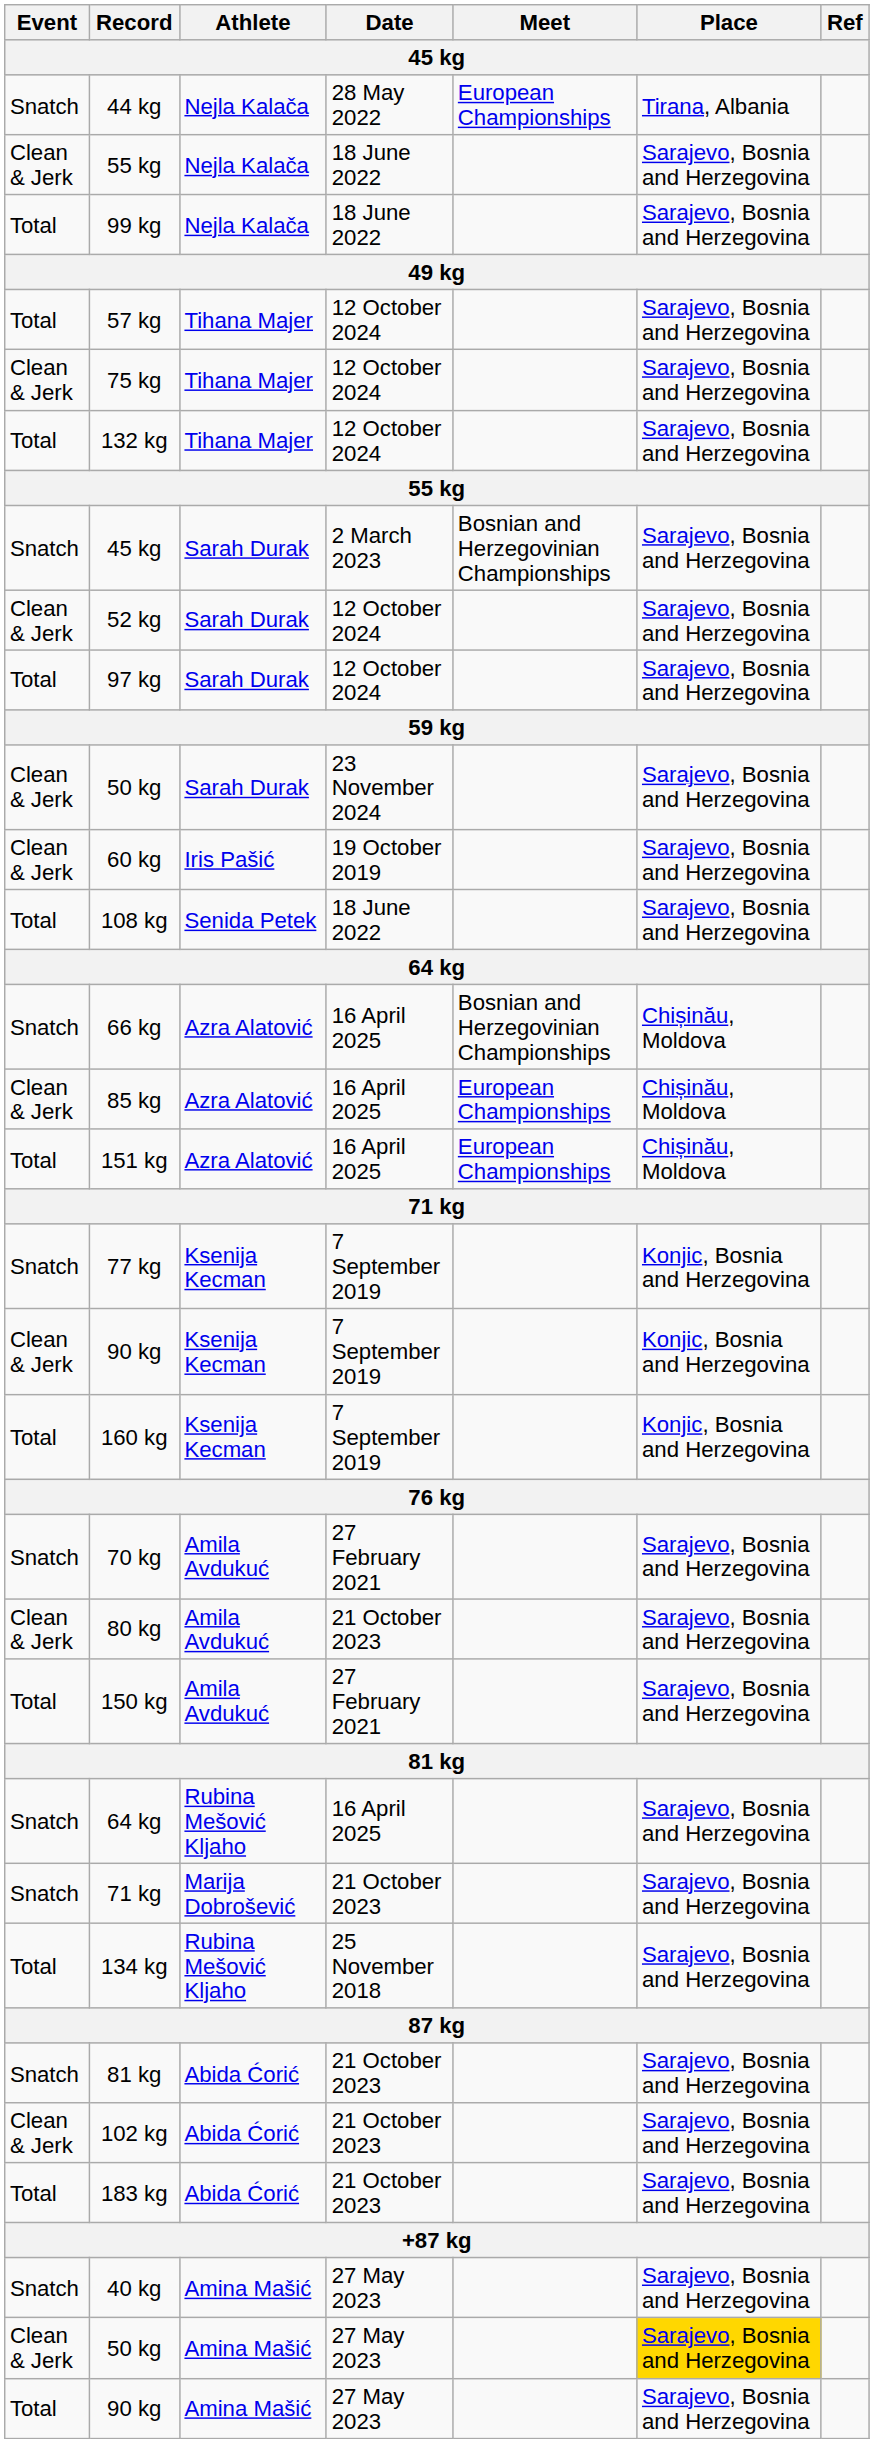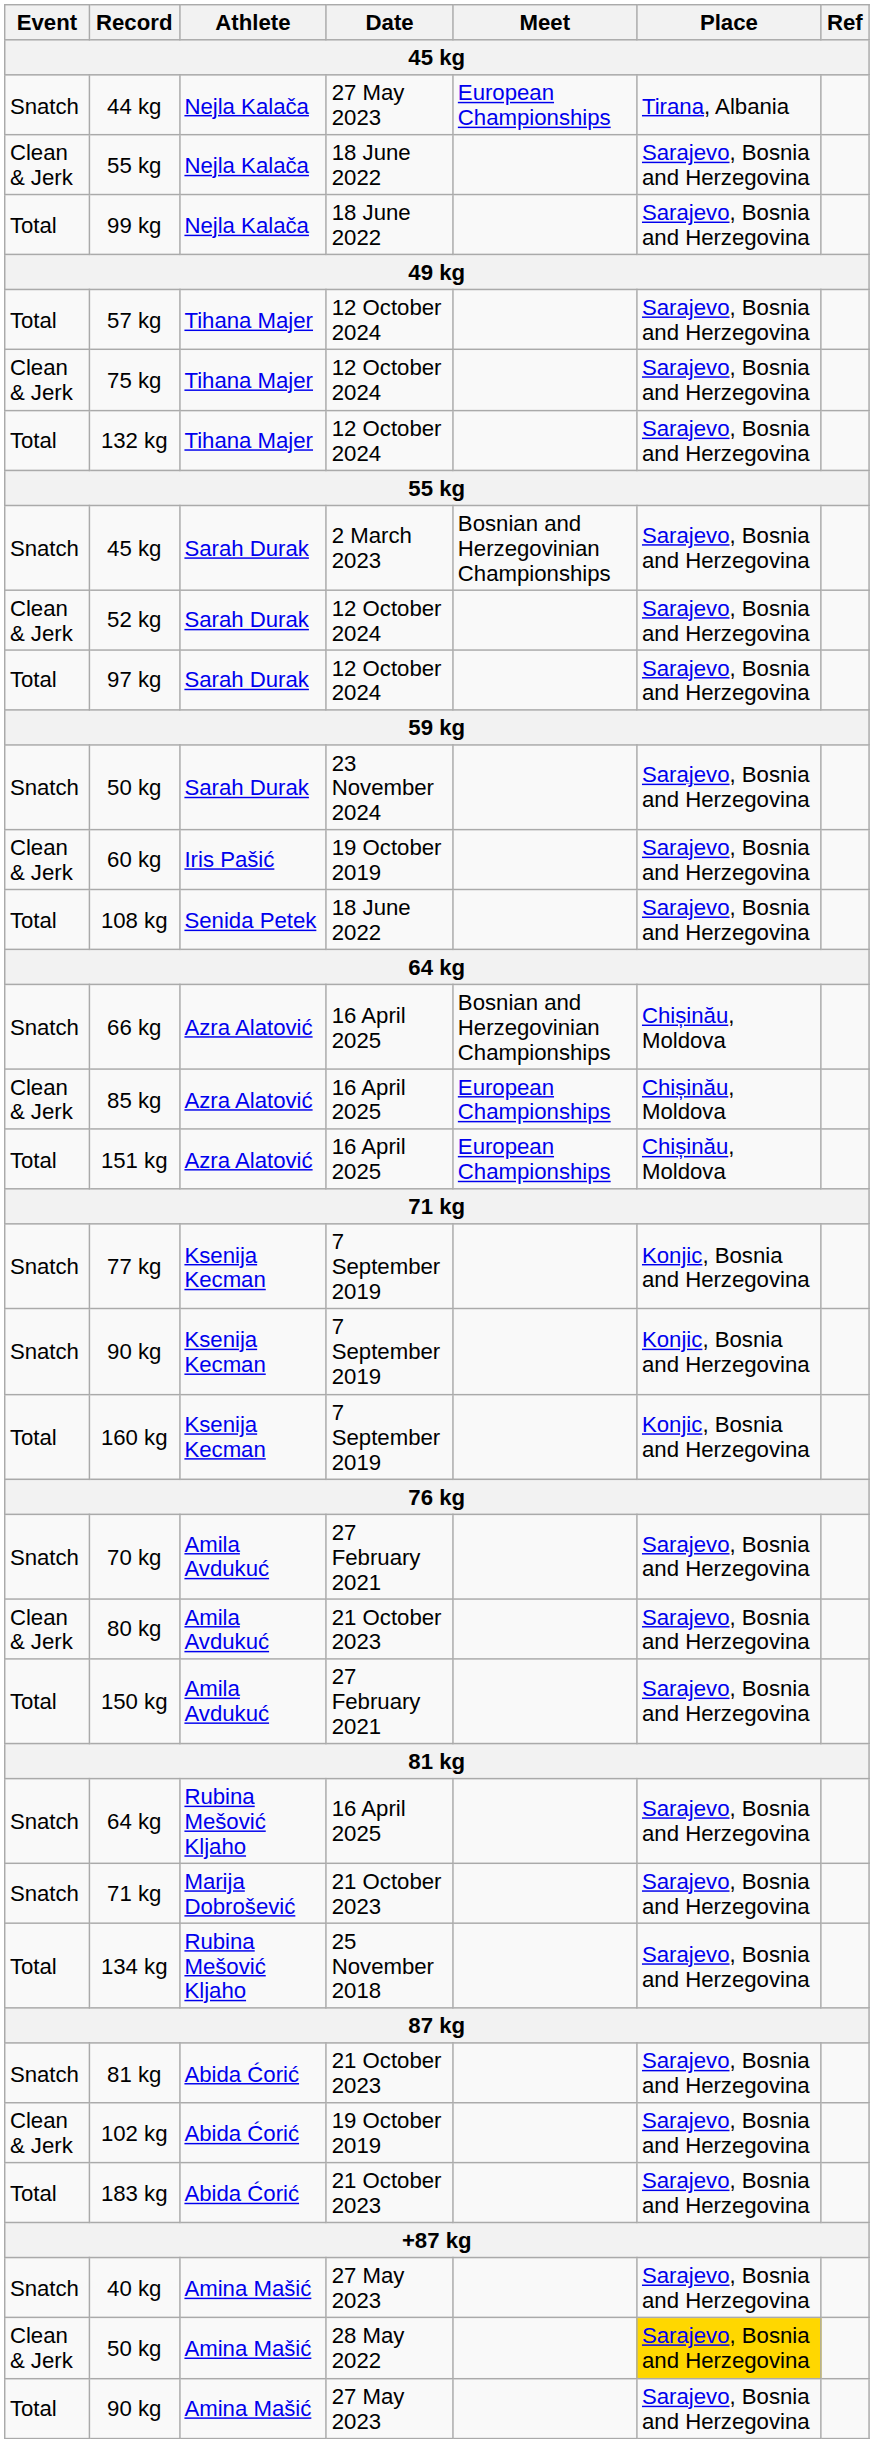(368, 105) 28 May 2022 -> (368, 105) 27 May 2023
(41, 787) Clean & Jerk -> (44, 787) Snatch
(41, 1352) Clean & Jerk -> (44, 1352) Snatch
(387, 2133) 21 October 2023 -> (387, 2133) 19 October 2019
(368, 2348) 27 May 2023 -> (368, 2348) 28 May 2022
